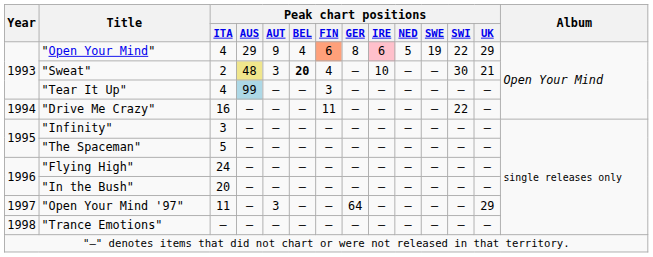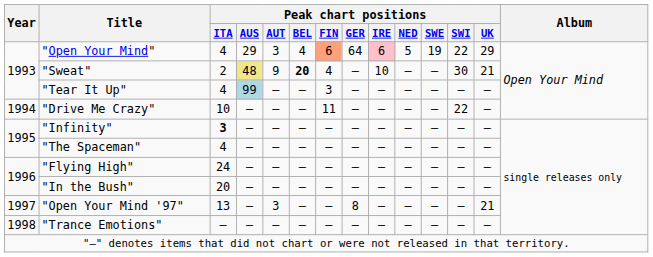(276, 51) 9 -> (276, 51) 3
(355, 51) 8 -> (355, 51) 64
(276, 71) 3 -> (276, 71) 9
(223, 109) 16 -> (223, 109) 10
(223, 128) normal -> (223, 128) bold
(223, 148) 5 -> (223, 148) 4
(223, 206) 11 -> (223, 206) 13
(355, 206) 64 -> (355, 206) 8
(487, 206) 29 -> (487, 206) 21
